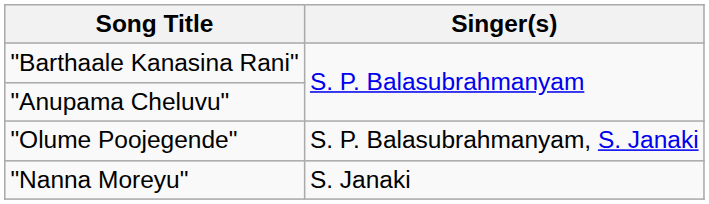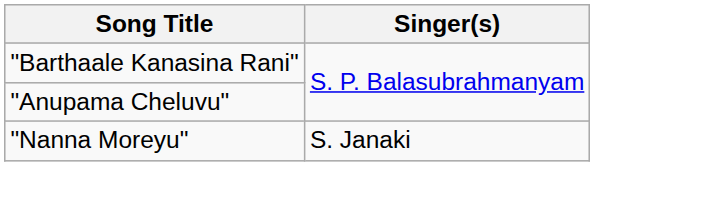- row: (124, 140)
